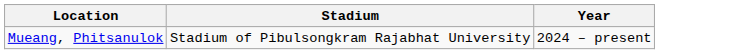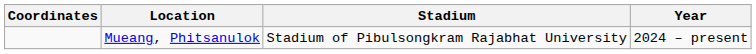+ column: (53, 16)
